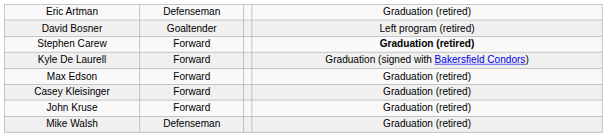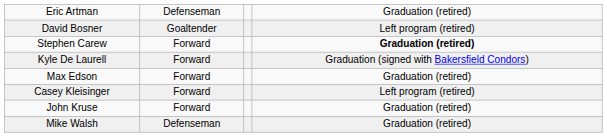(427, 92) Graduation (retired) -> (427, 92) Left program (retired)
